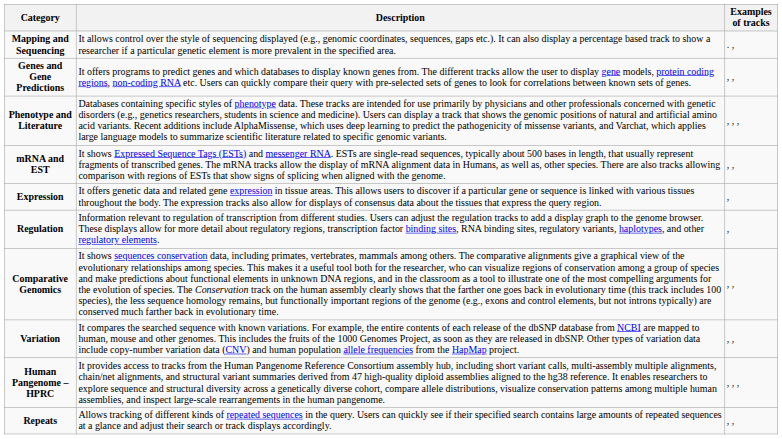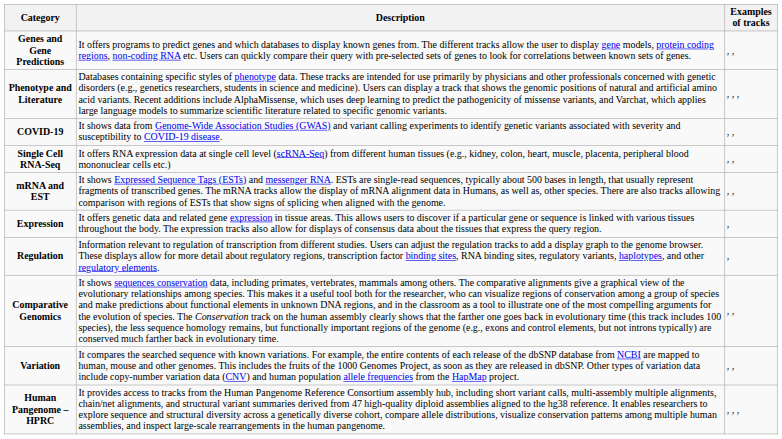- row: (40, 44)
+ row: (40, 132)
+ row: (40, 158)
- row: (40, 420)
